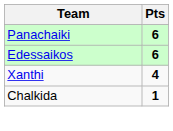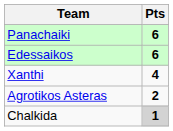+ row: (57, 95)
(155, 95) no background -> (155, 116) lightgrey background
